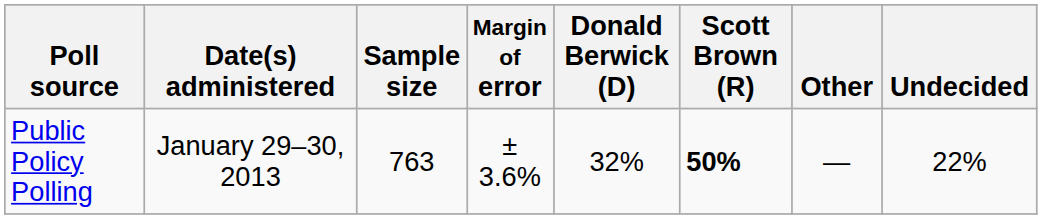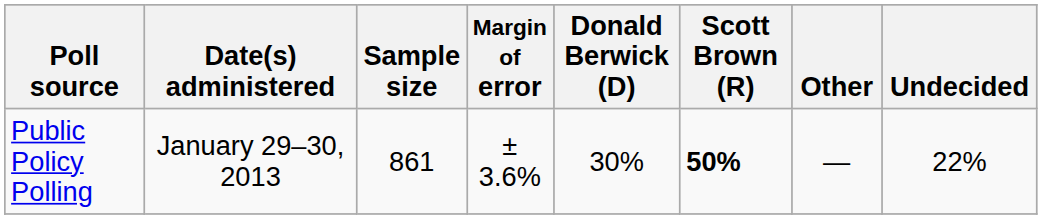(412, 161) 763 -> (412, 161) 861
(617, 161) 32% -> (617, 161) 30%
